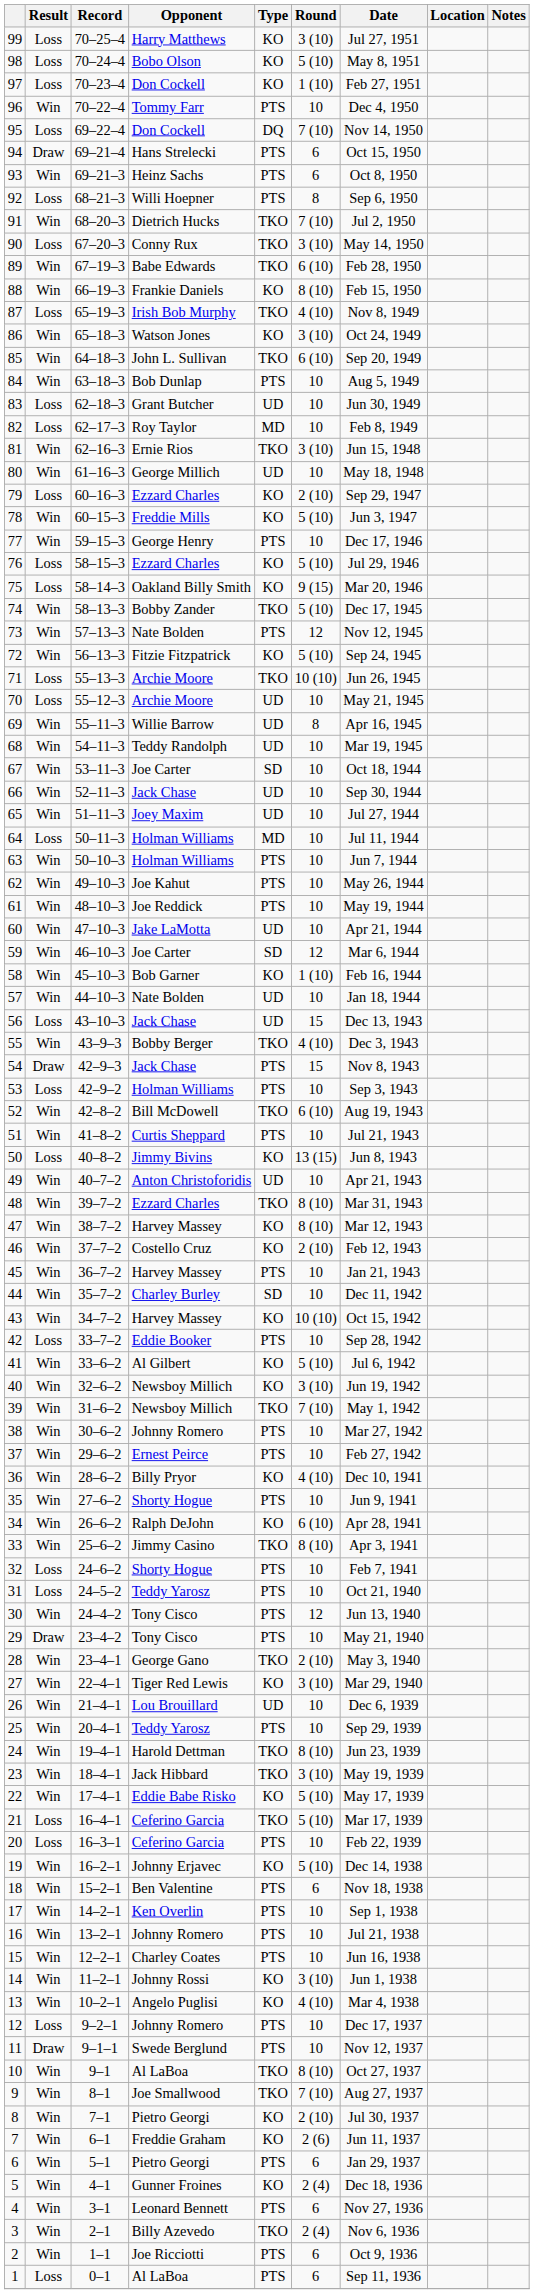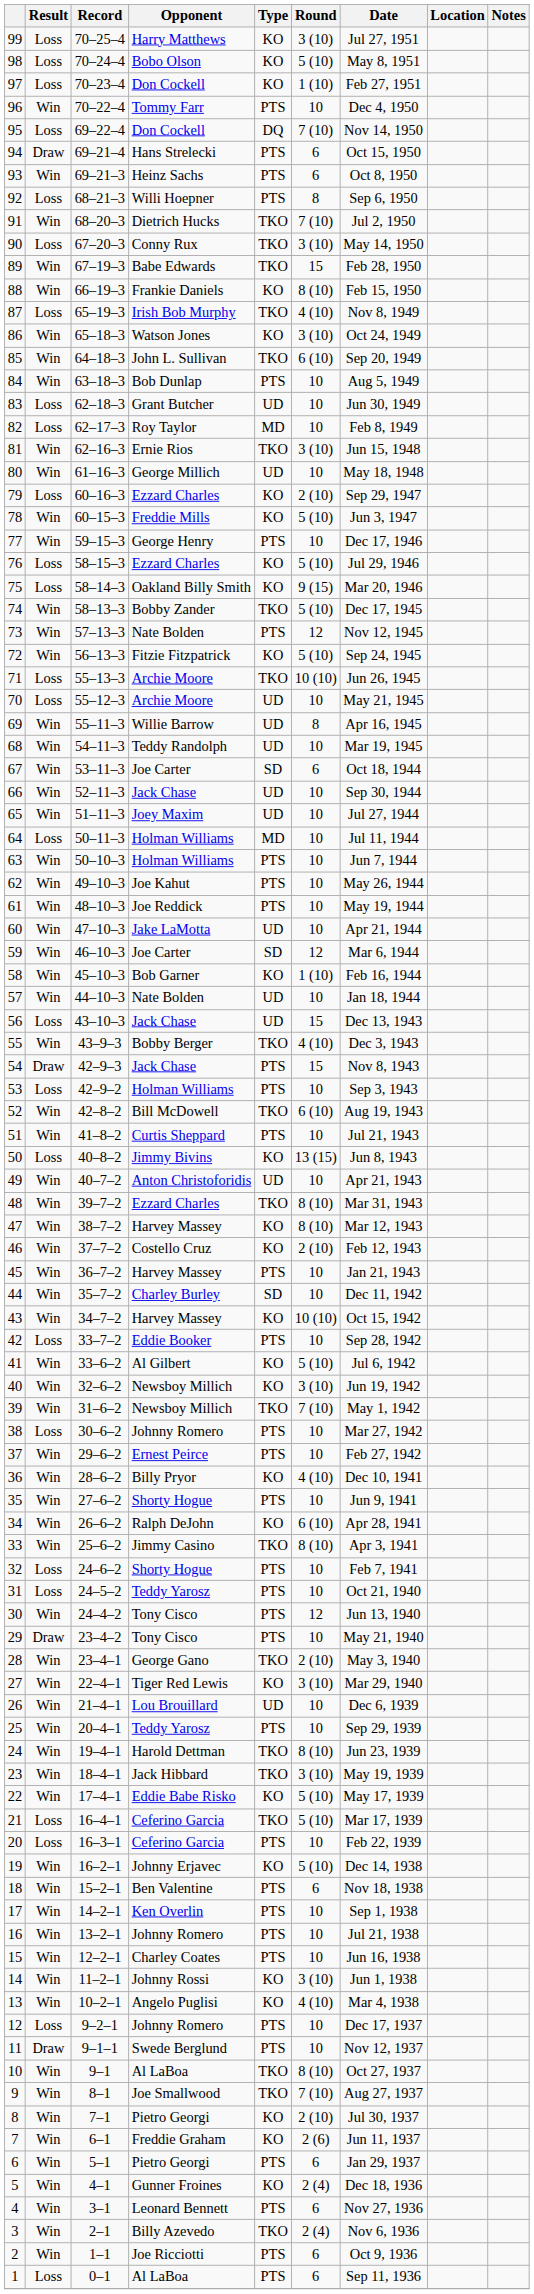(316, 267) 6 (10) -> (316, 267) 15
(316, 769) 10 -> (316, 769) 6
(48, 1431) Win -> (48, 1431) Loss
